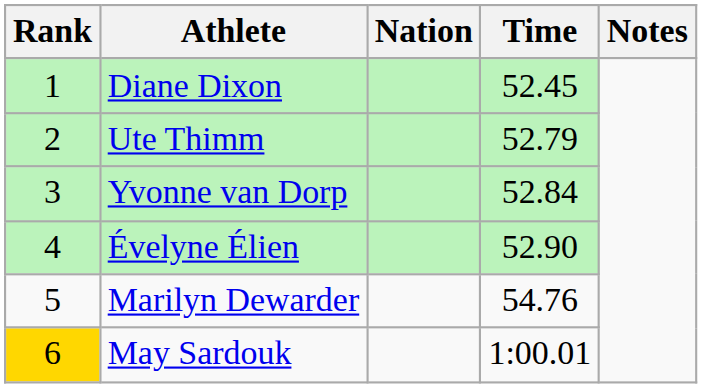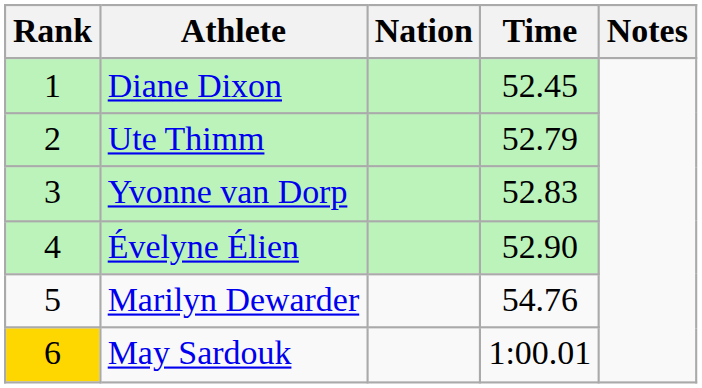(540, 192) 52.84 -> (540, 192) 52.83
